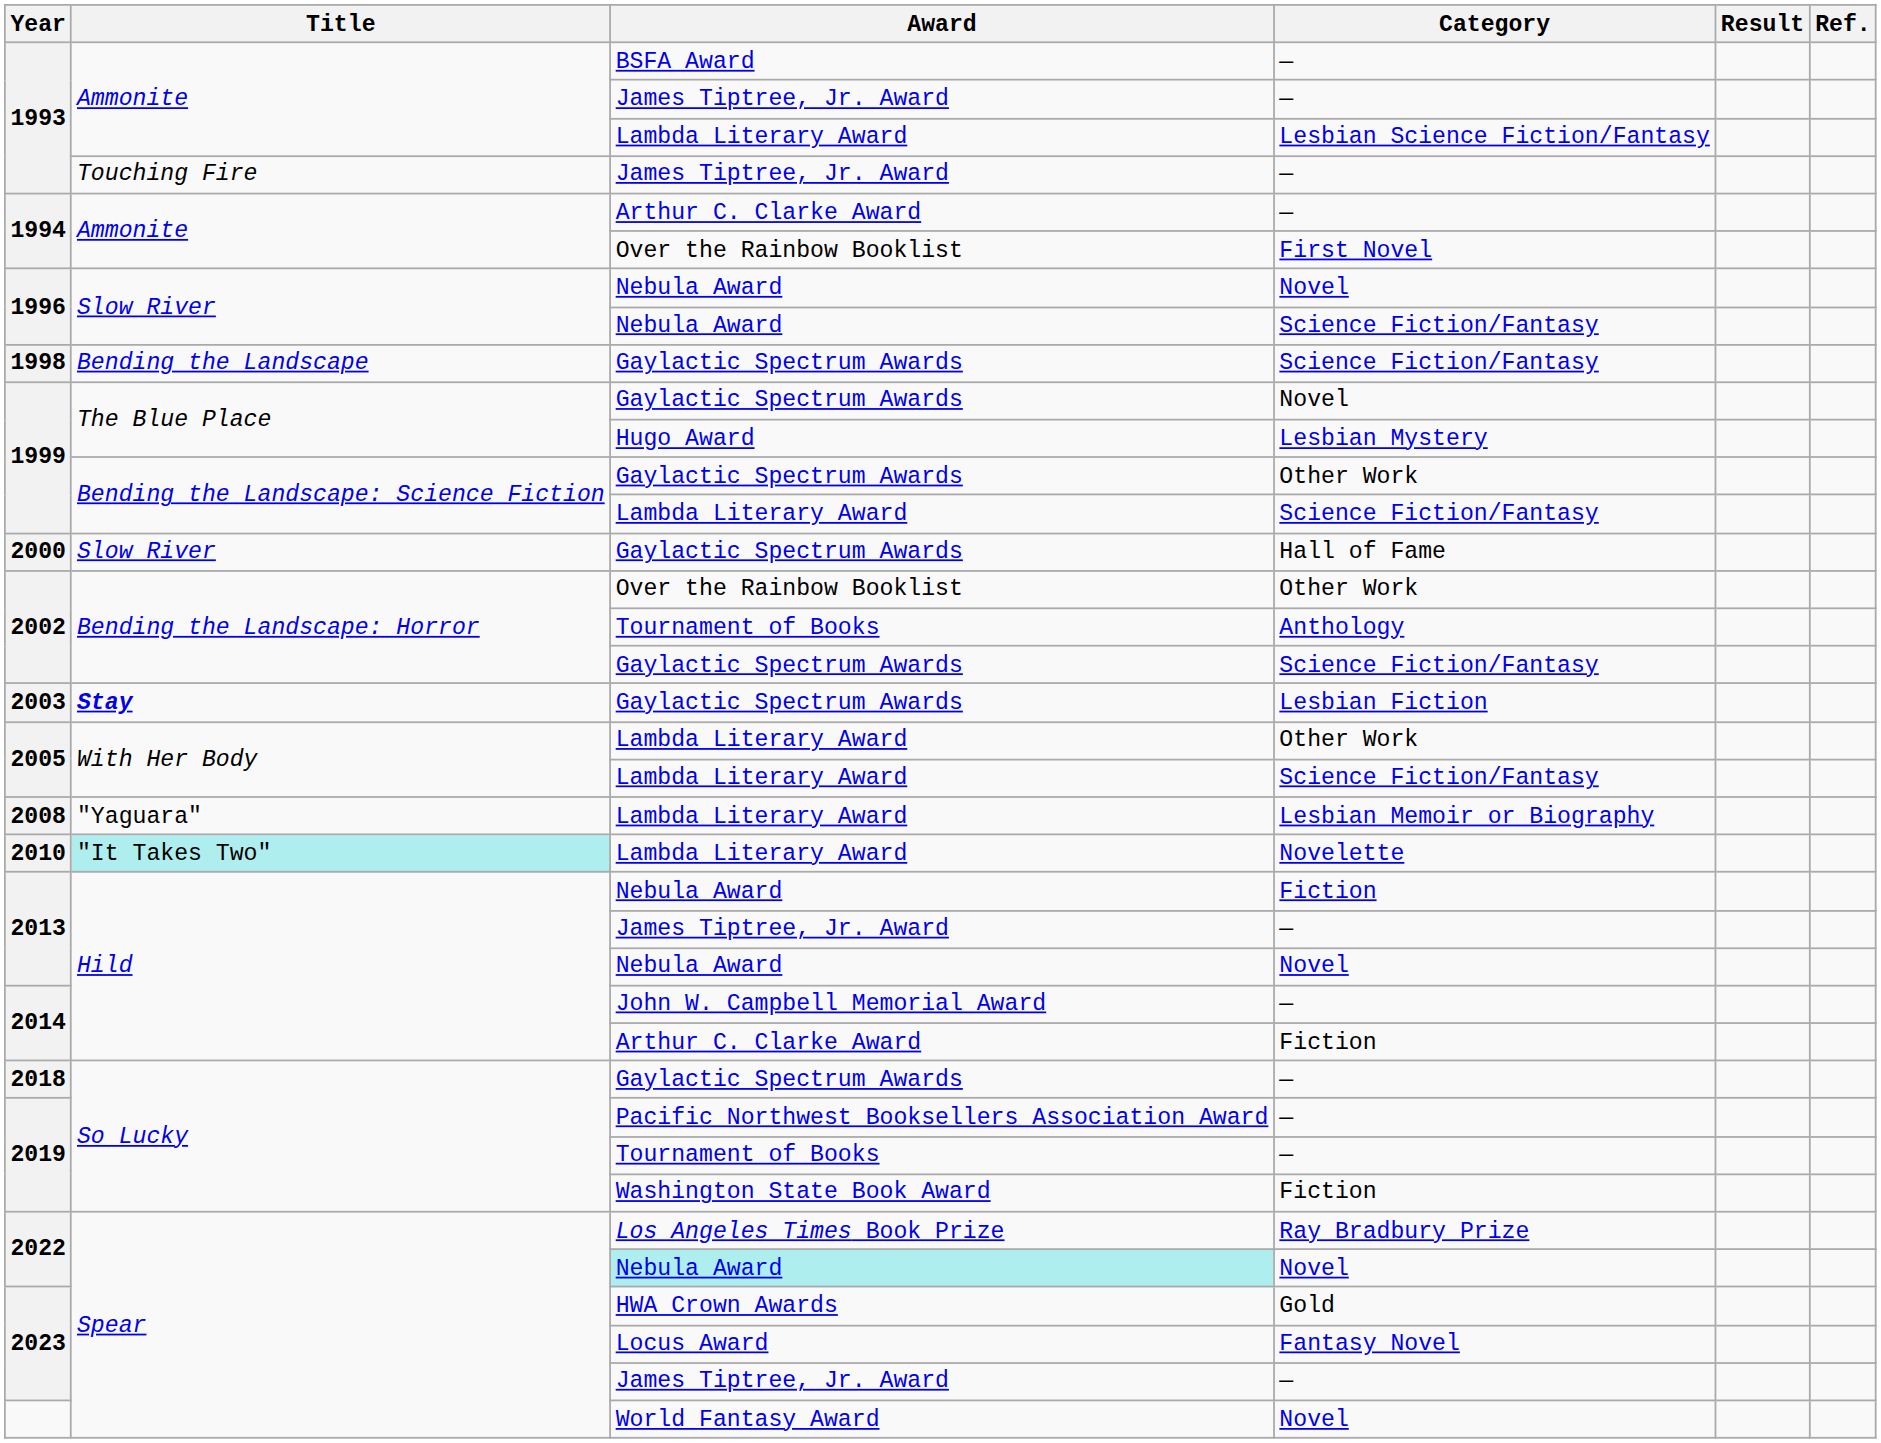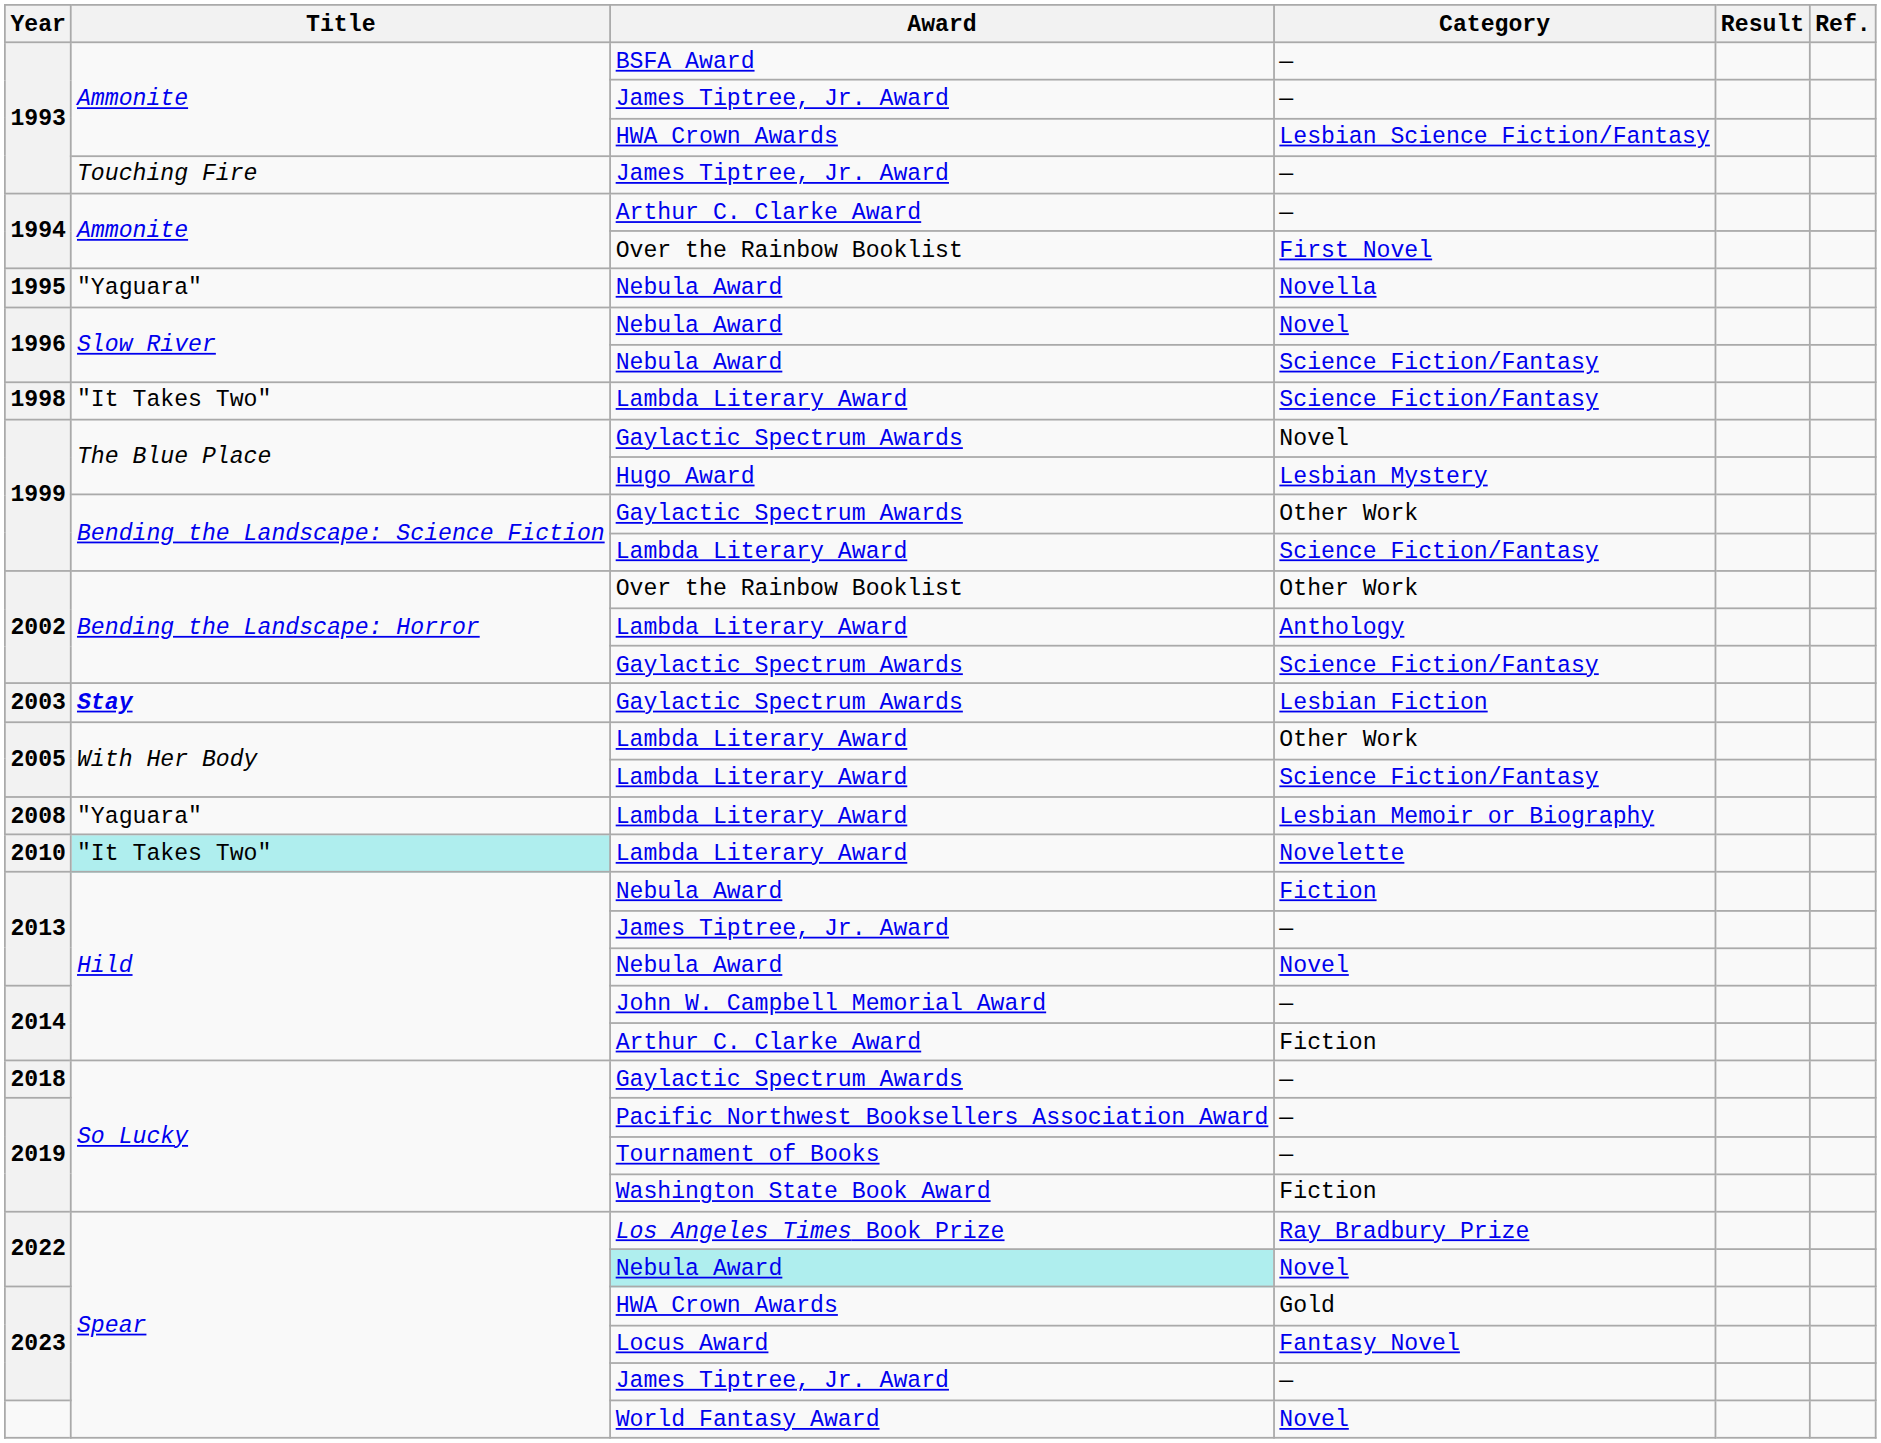(761, 137) Lambda Literary Award -> (727, 137) HWA Crown Awards
+ row: (38, 288)
(223, 363) Bending the Landscape -> (174, 401) "It Takes Two"
(789, 363) Gaylactic Spectrum Awards -> (761, 401) Lambda Literary Award
- row: (38, 552)
(748, 627) Tournament of Books -> (761, 627) Lambda Literary Award
